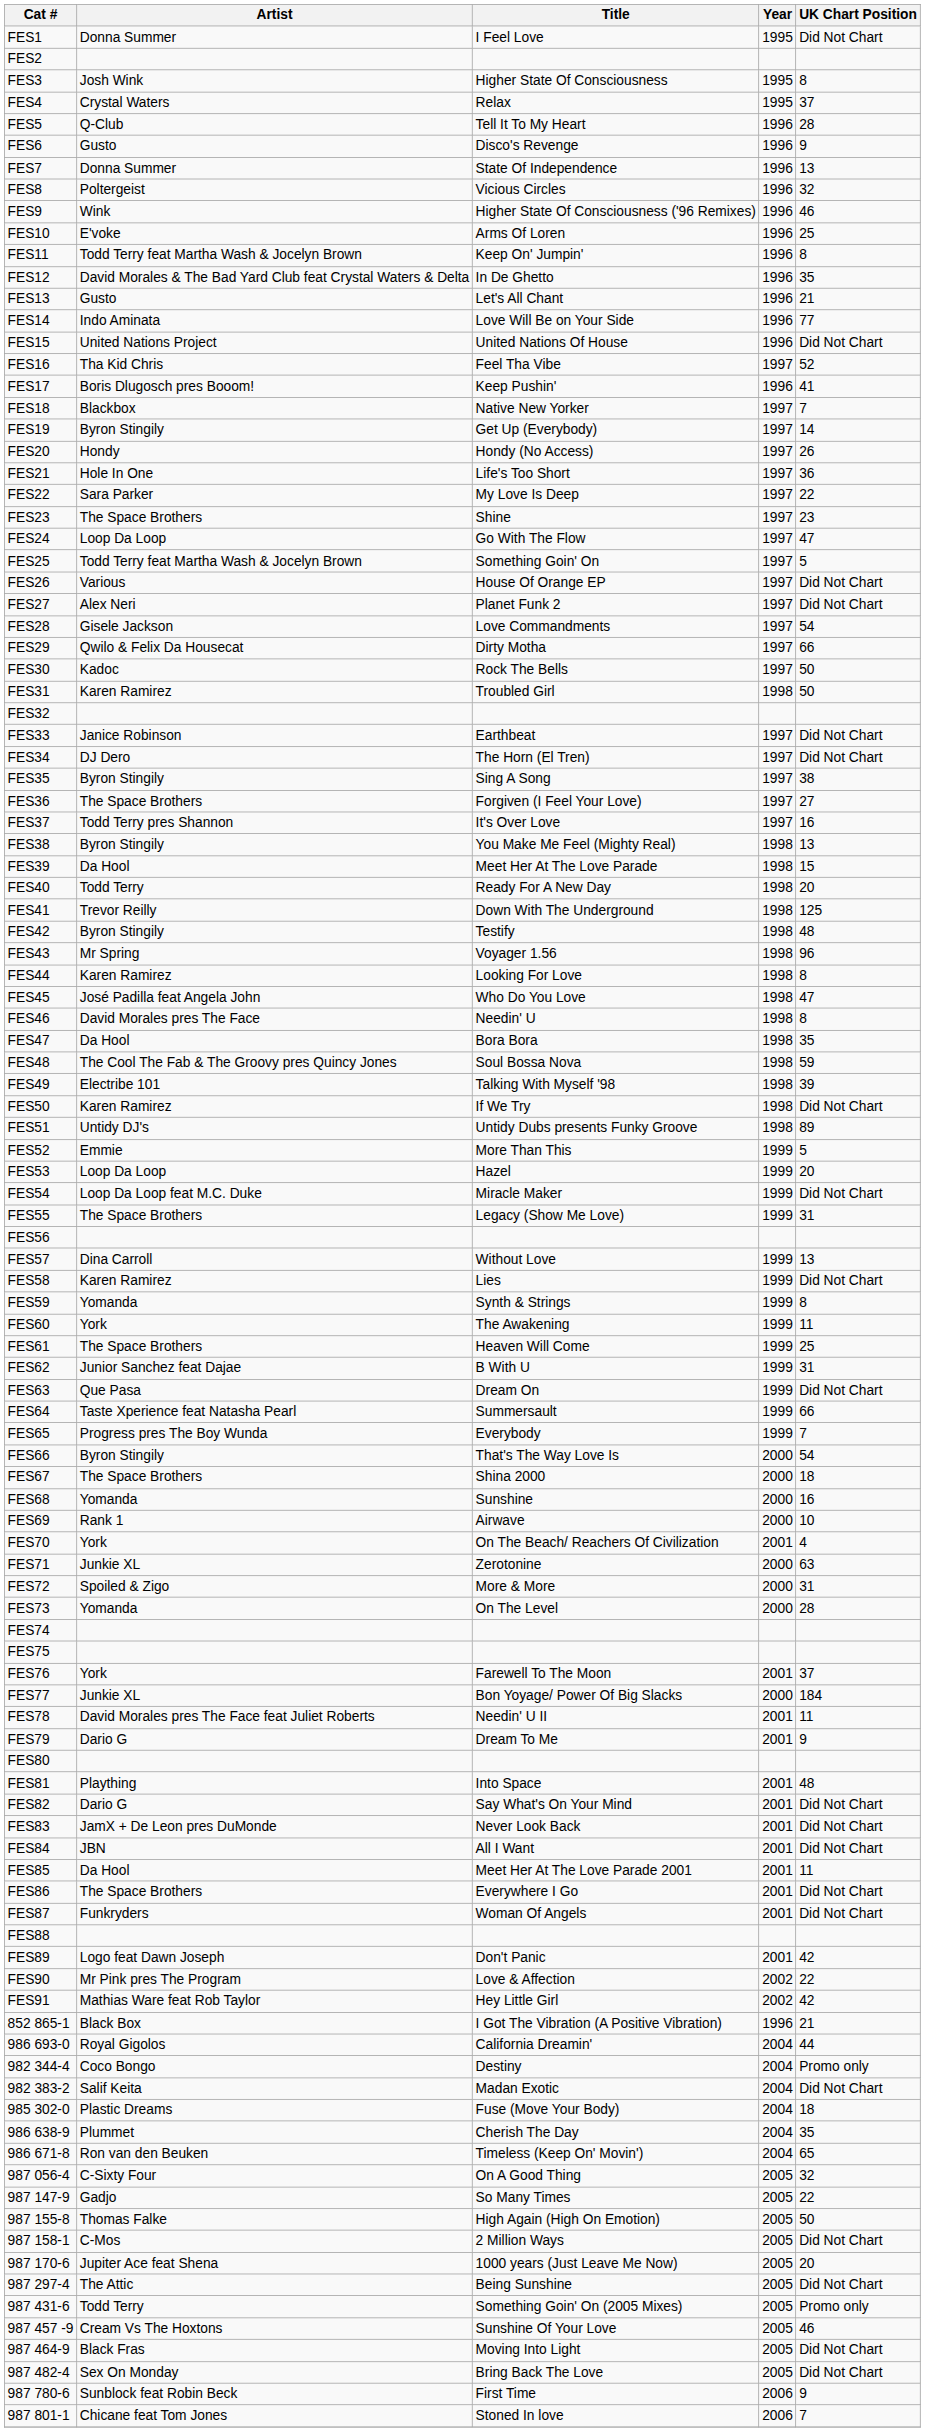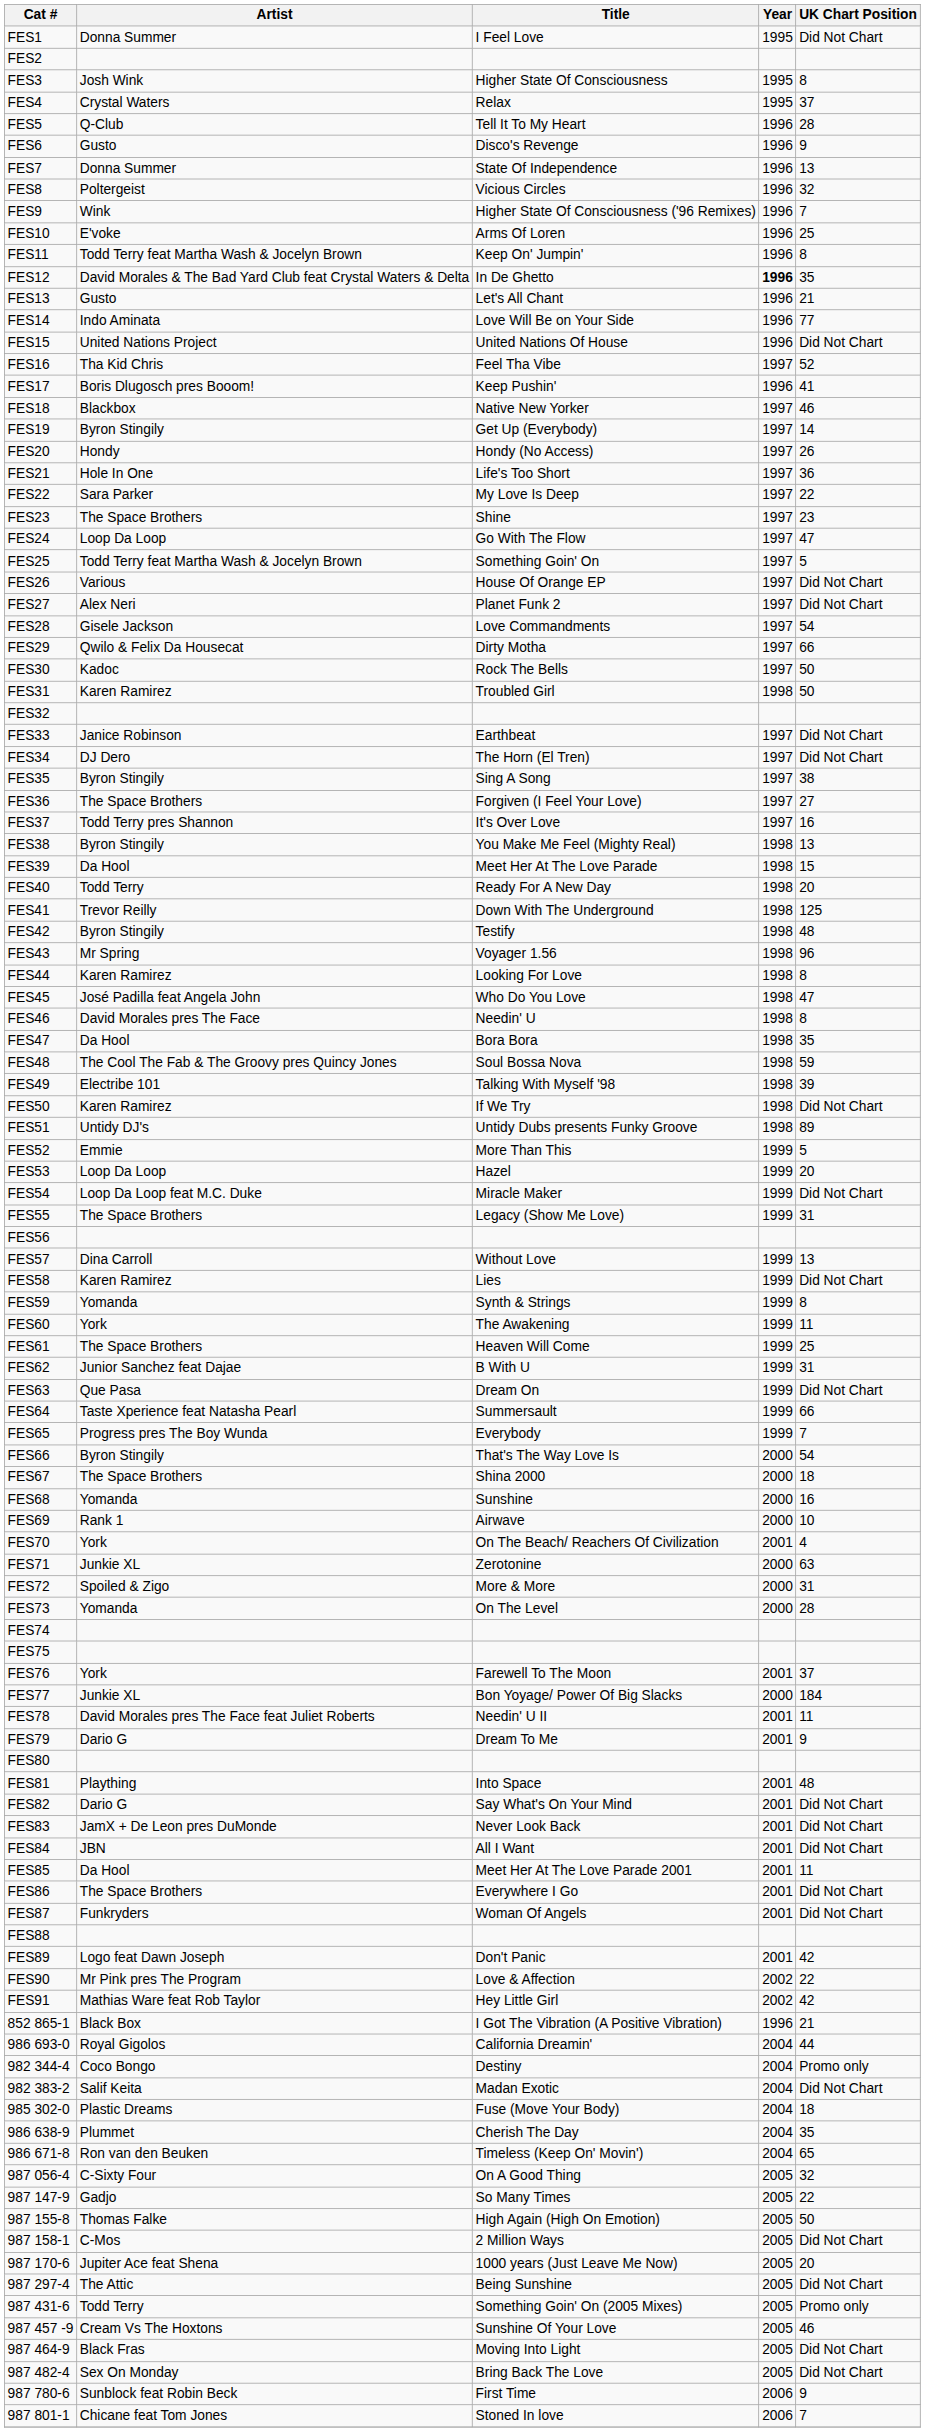(807, 211) 46 -> (803, 211) 7
(778, 277) normal -> (778, 277) bold
(803, 408) 7 -> (807, 408) 46
